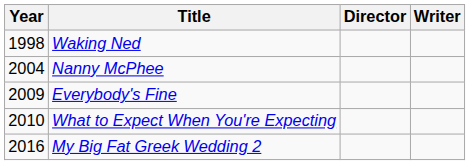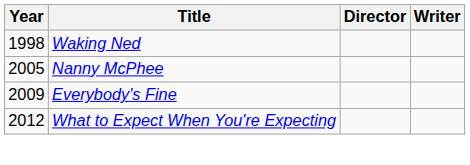(26, 69) 2004 -> (26, 69) 2005
(26, 120) 2010 -> (26, 120) 2012
- row: (157, 146)
